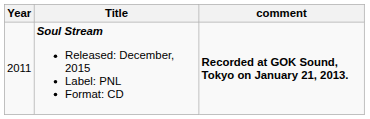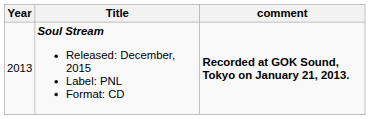(19, 68) 2011 -> (20, 68) 2013
